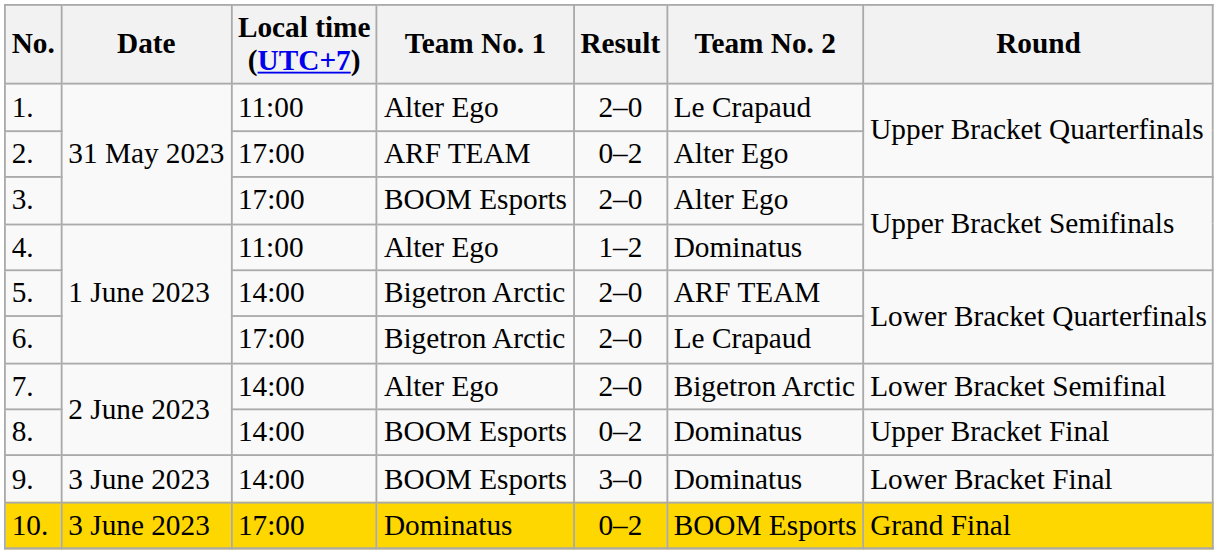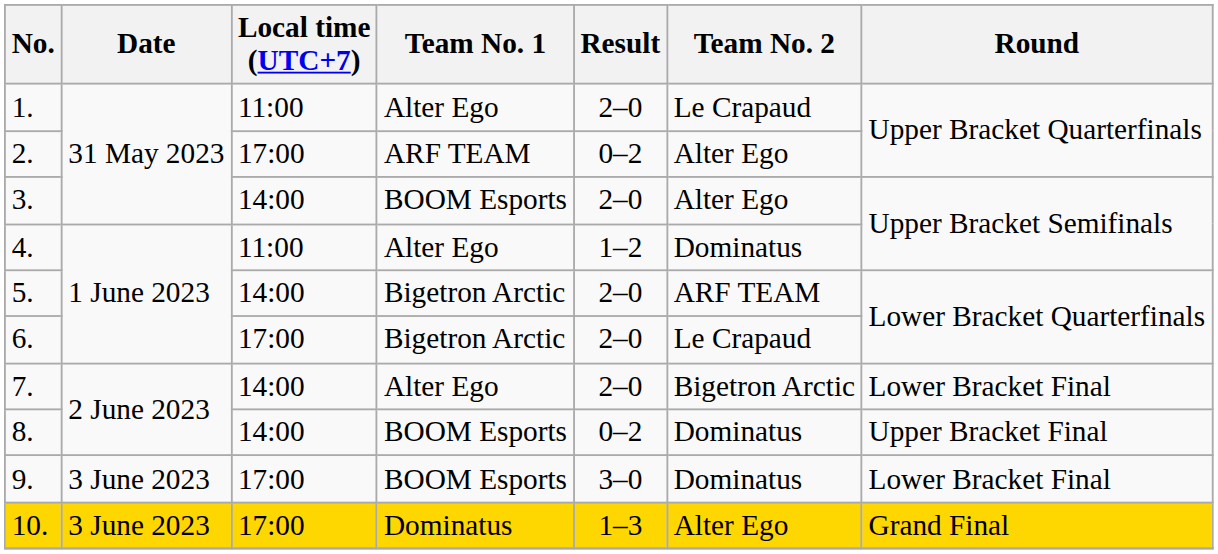(271, 199) 17:00 -> (271, 199) 14:00
(1018, 385) Lower Bracket Semifinal -> (990, 385) Lower Bracket Final
(271, 478) 14:00 -> (271, 478) 17:00
(620, 525) 0–2 -> (620, 525) 1–3
(765, 525) BOOM Esports -> (731, 525) Alter Ego
